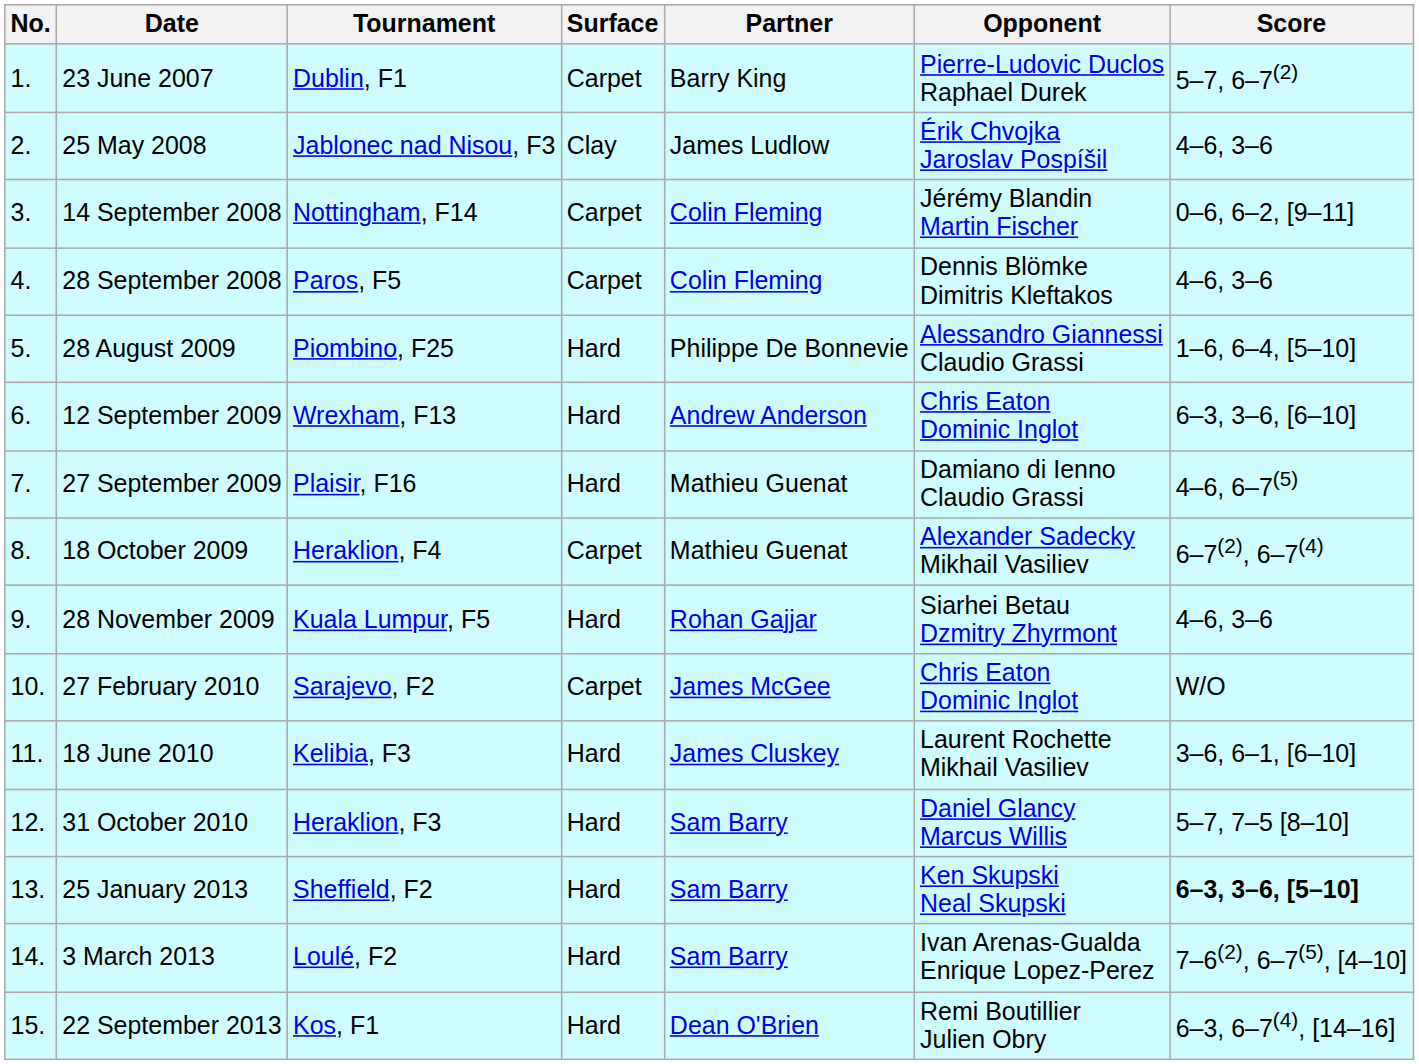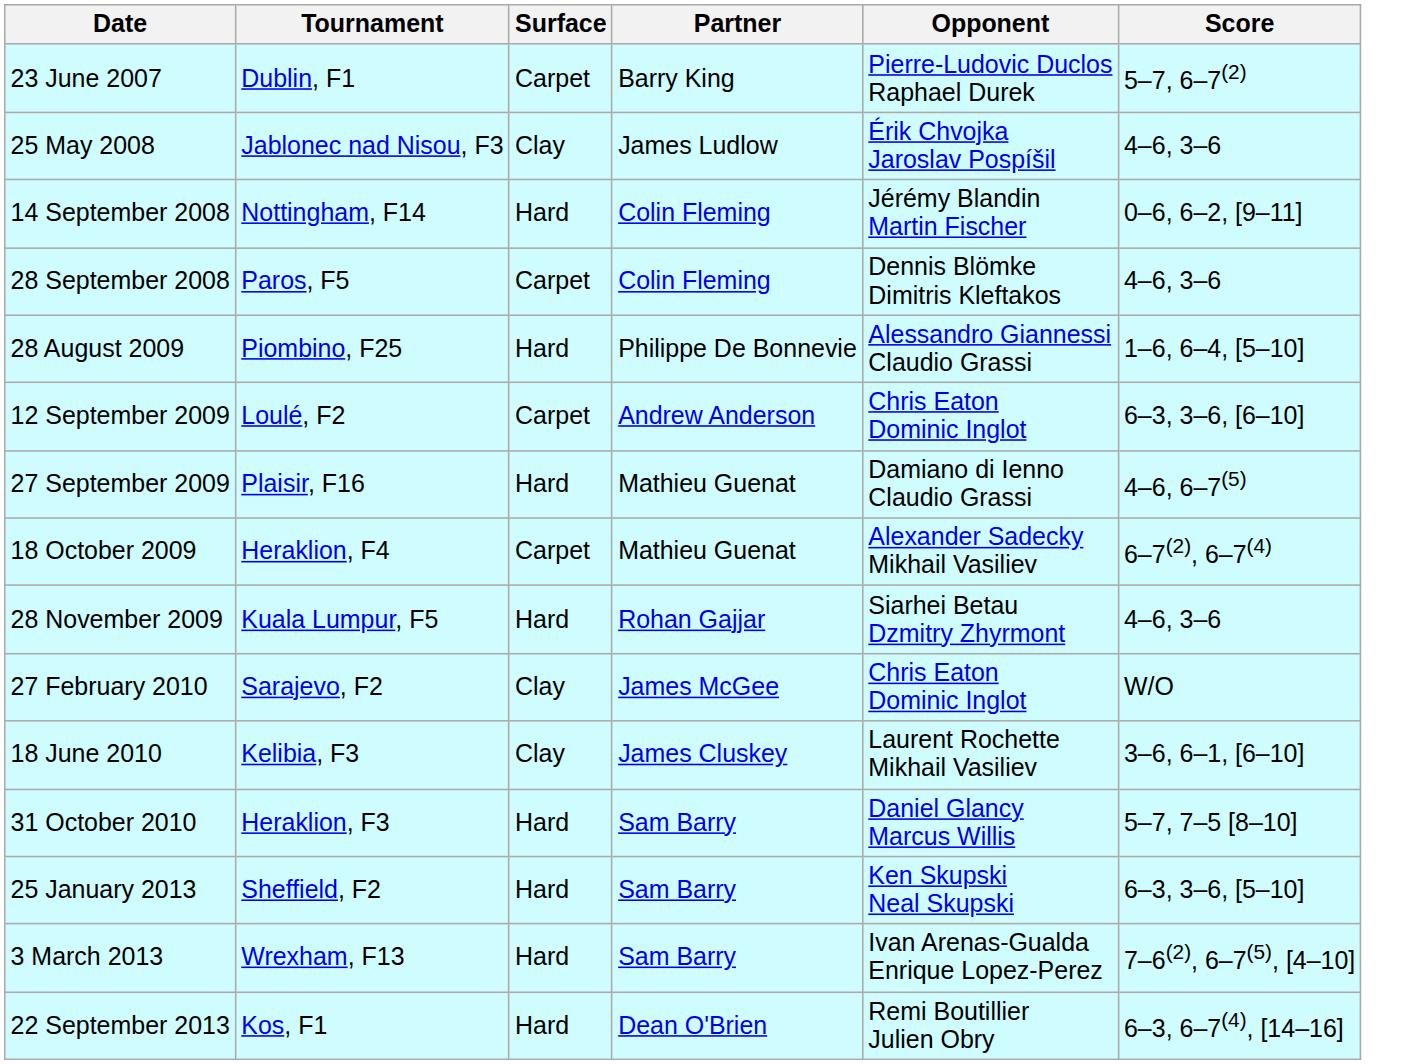- column: (31, 24)
(604, 213) Carpet -> (542, 213) Hard
(375, 416) Wrexham, F13 -> (293, 416) Loulé, F2
(594, 416) Hard -> (553, 416) Carpet
(604, 686) Carpet -> (540, 686) Clay
(594, 754) Hard -> (540, 754) Clay
(1267, 889) bold -> (1214, 889) normal
(345, 957) Loulé, F2 -> (323, 957) Wrexham, F13
